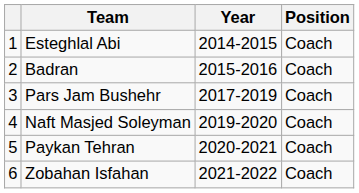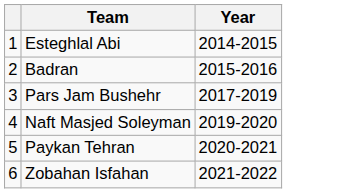- column: (317, 17)
